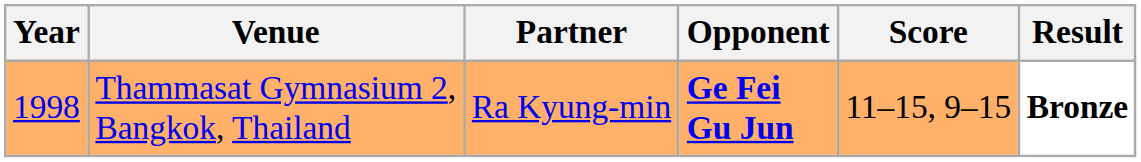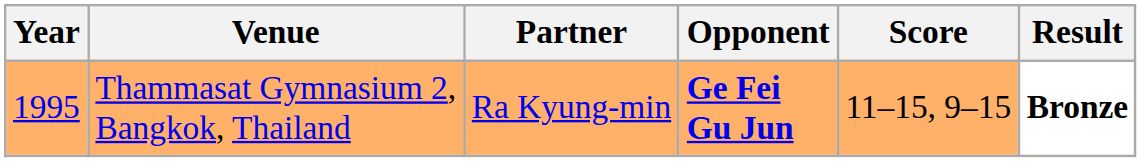(46, 107) 1998 -> (46, 107) 1995
